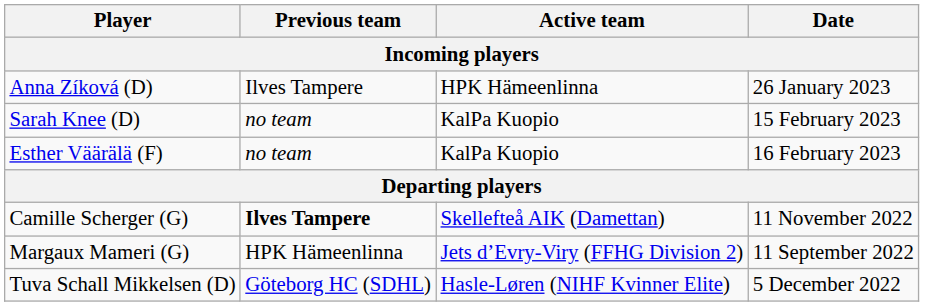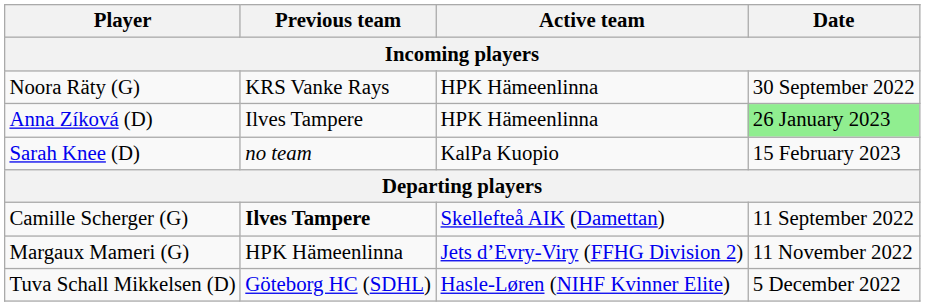+ row: (75, 86)
(822, 86) no background -> (822, 119) lightgreen background
- row: (86, 152)
(833, 218) 11 November 2022 -> (833, 218) 11 September 2022
(833, 251) 11 September 2022 -> (833, 251) 11 November 2022
